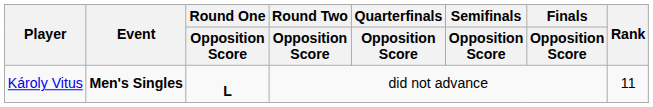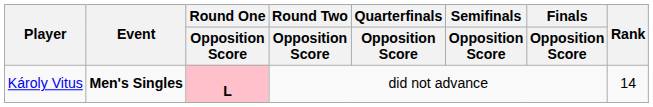(228, 92) no background -> (228, 92) pink background
(628, 84) 11 -> (628, 84) 14
